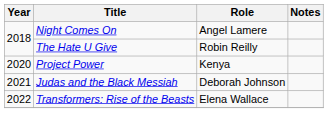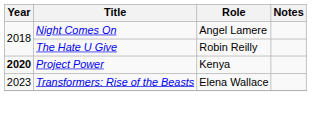(19, 64) normal -> (19, 64) bold
- row: (107, 82)
(19, 99) 2022 -> (19, 82) 2023
